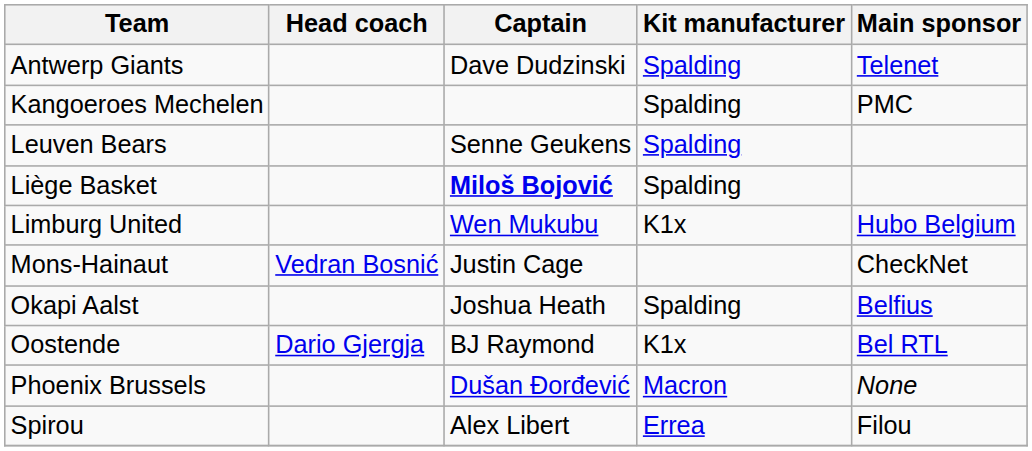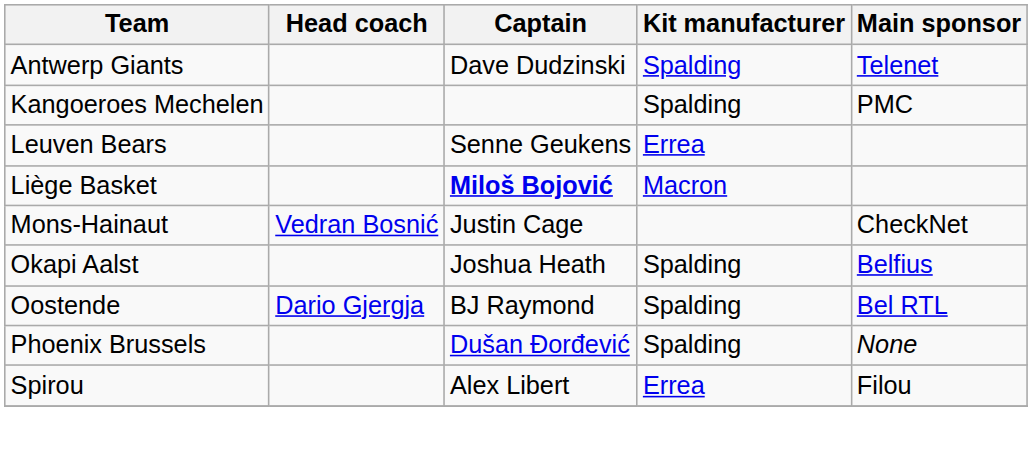(692, 144) Spalding -> (674, 144) Errea
(692, 184) Spalding -> (685, 184) Macron
- row: (96, 225)
(665, 345) K1x -> (692, 305) Spalding
(685, 385) Macron -> (692, 345) Spalding
